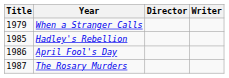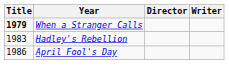(17, 25) normal -> (17, 25) bold
(17, 39) 1985 -> (17, 39) 1983
- row: (82, 66)
